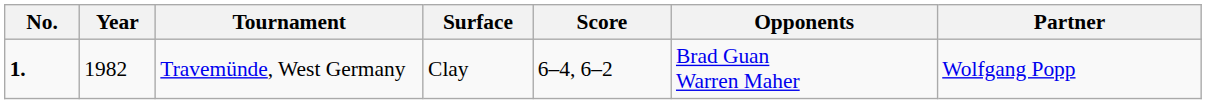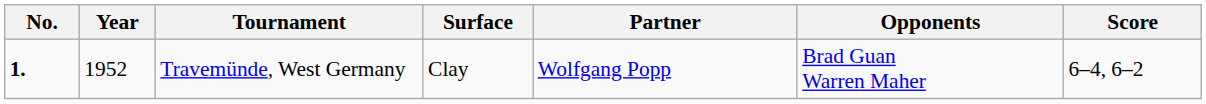columns swapped: (1070, 21) <-> (602, 21)
(106, 68) 1982 -> (106, 68) 1952
